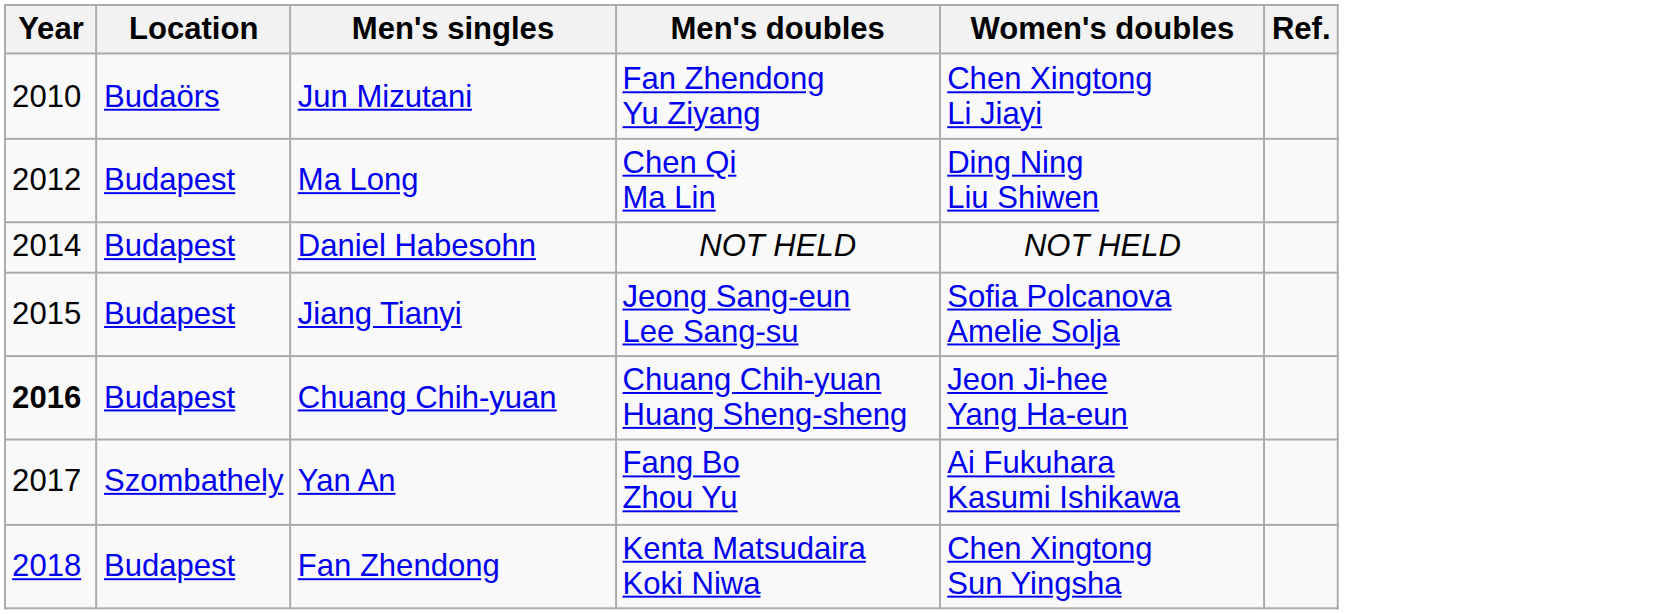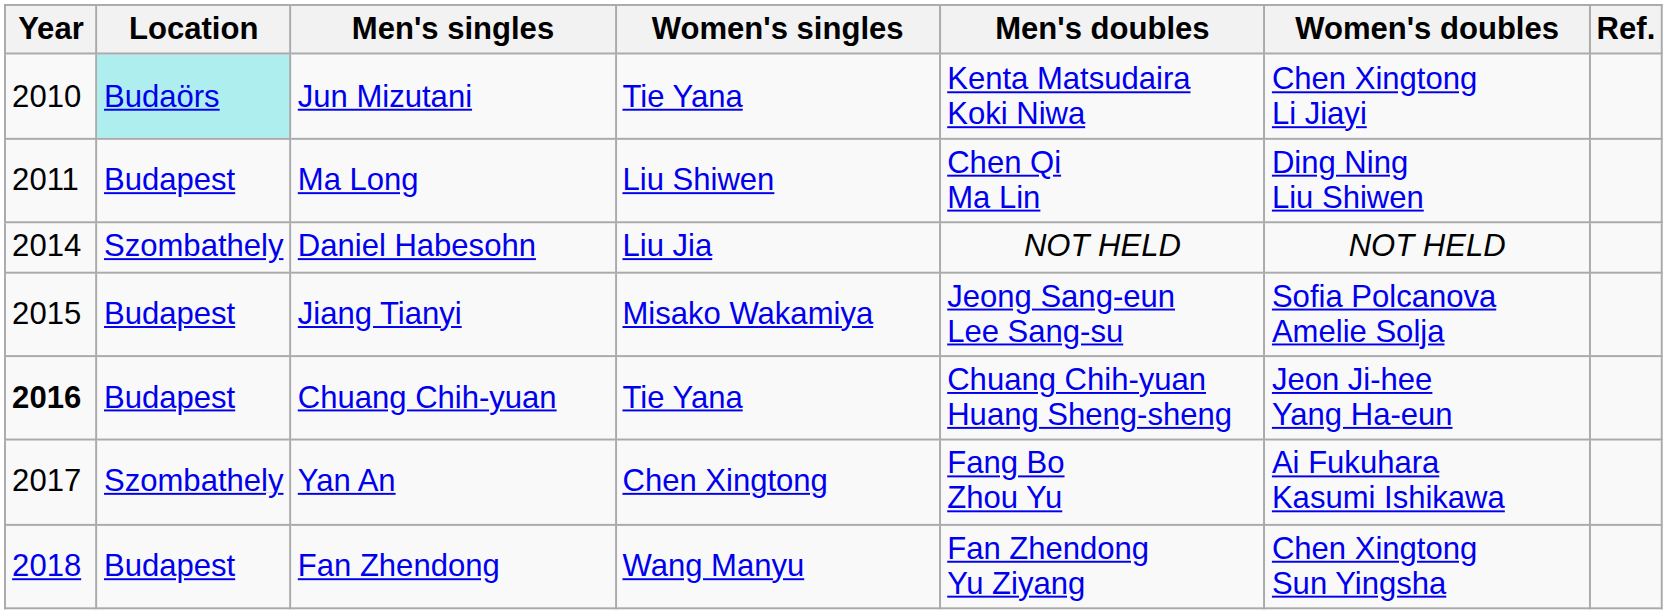+ column: (778, 29)
(162, 95) no background -> (162, 95) paleturquoise background
(723, 95) Fan Zhendong Yu Ziyang -> (1069, 95) Kenta Matsudaira Koki Niwa
(47, 179) 2012 -> (45, 179) 2011
(170, 246) Budapest -> (194, 246) Szombathely
(744, 565) Kenta Matsudaira Koki Niwa -> (1048, 565) Fan Zhendong Yu Ziyang
